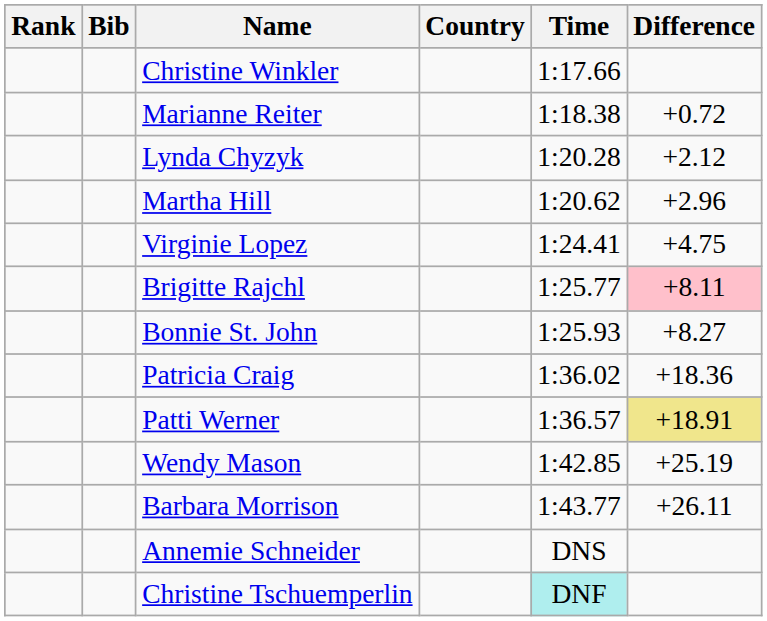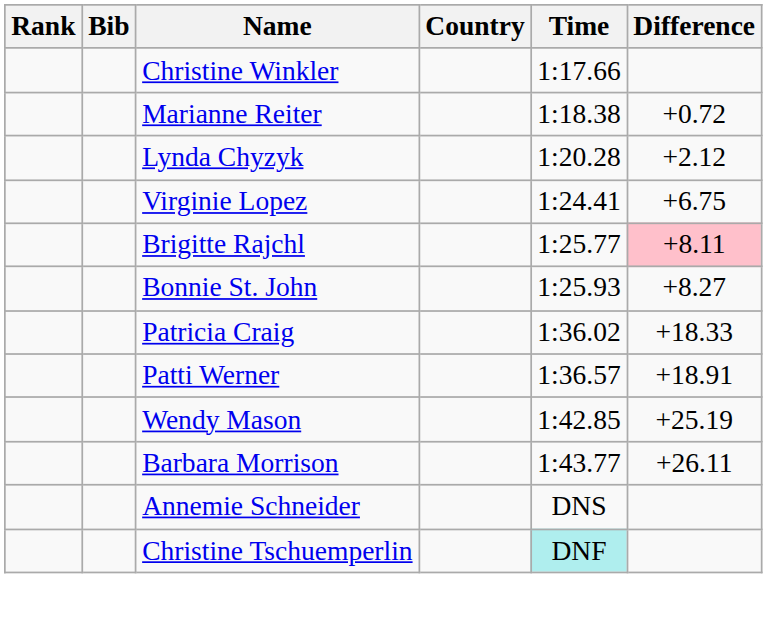- row: (207, 200)
(694, 244) +4.75 -> (694, 200) +6.75
(694, 375) +18.36 -> (694, 331) +18.33
(694, 419) khaki background -> (694, 375) no background
